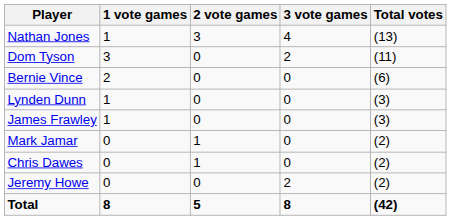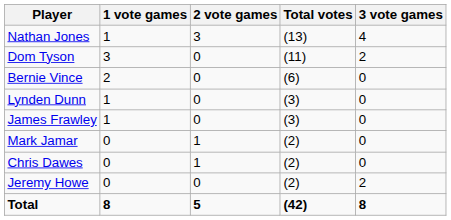columns swapped: (326, 15) <-> (408, 15)
